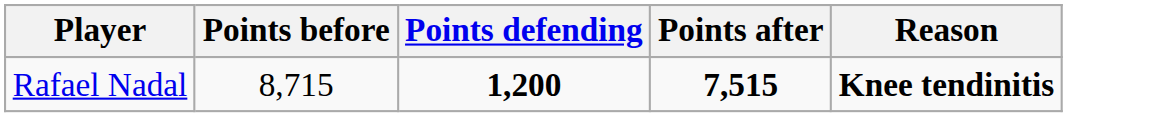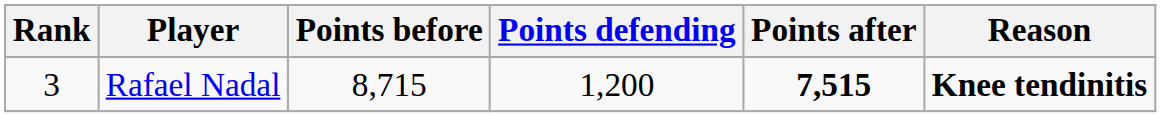+ column: (52, 30)
(524, 83) bold -> (617, 83) normal
